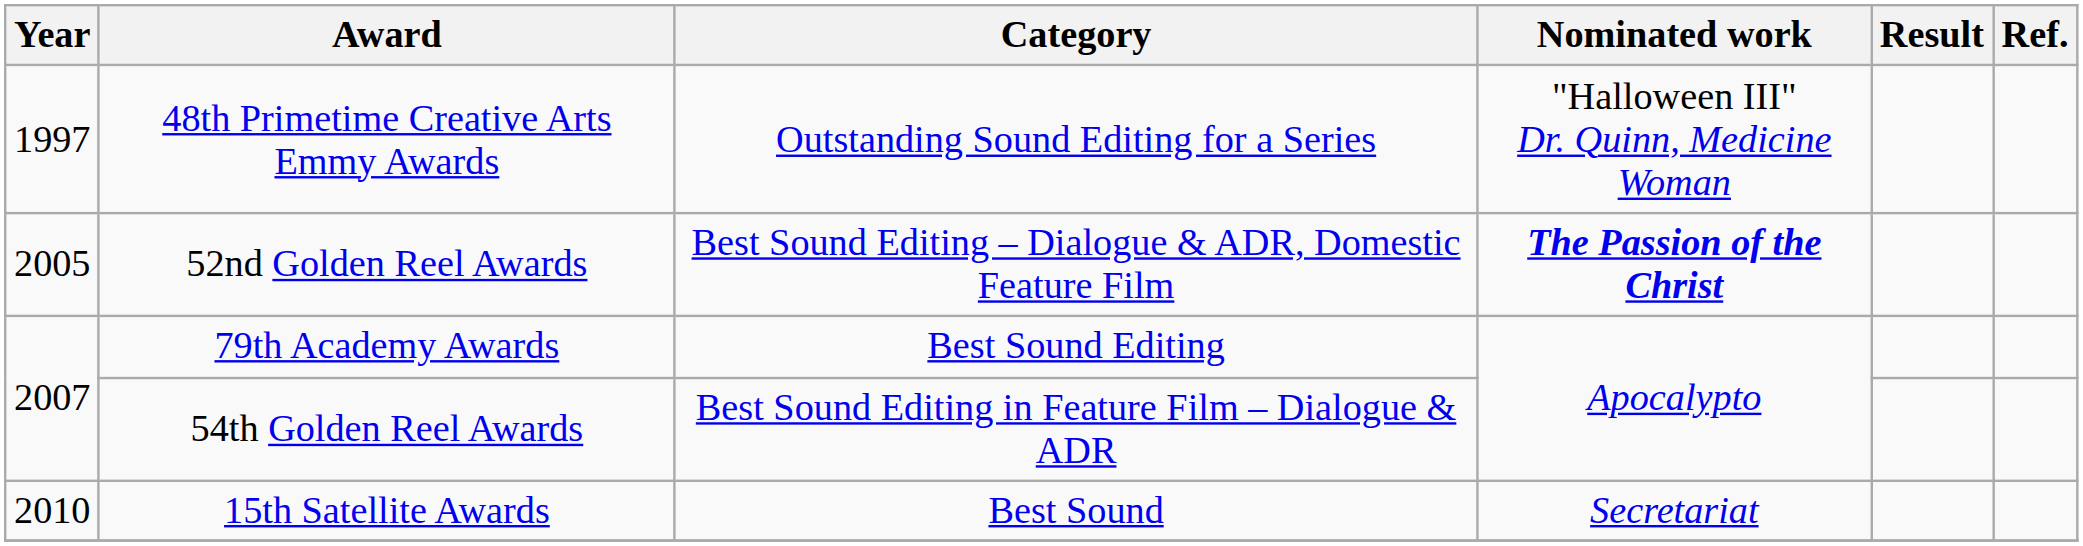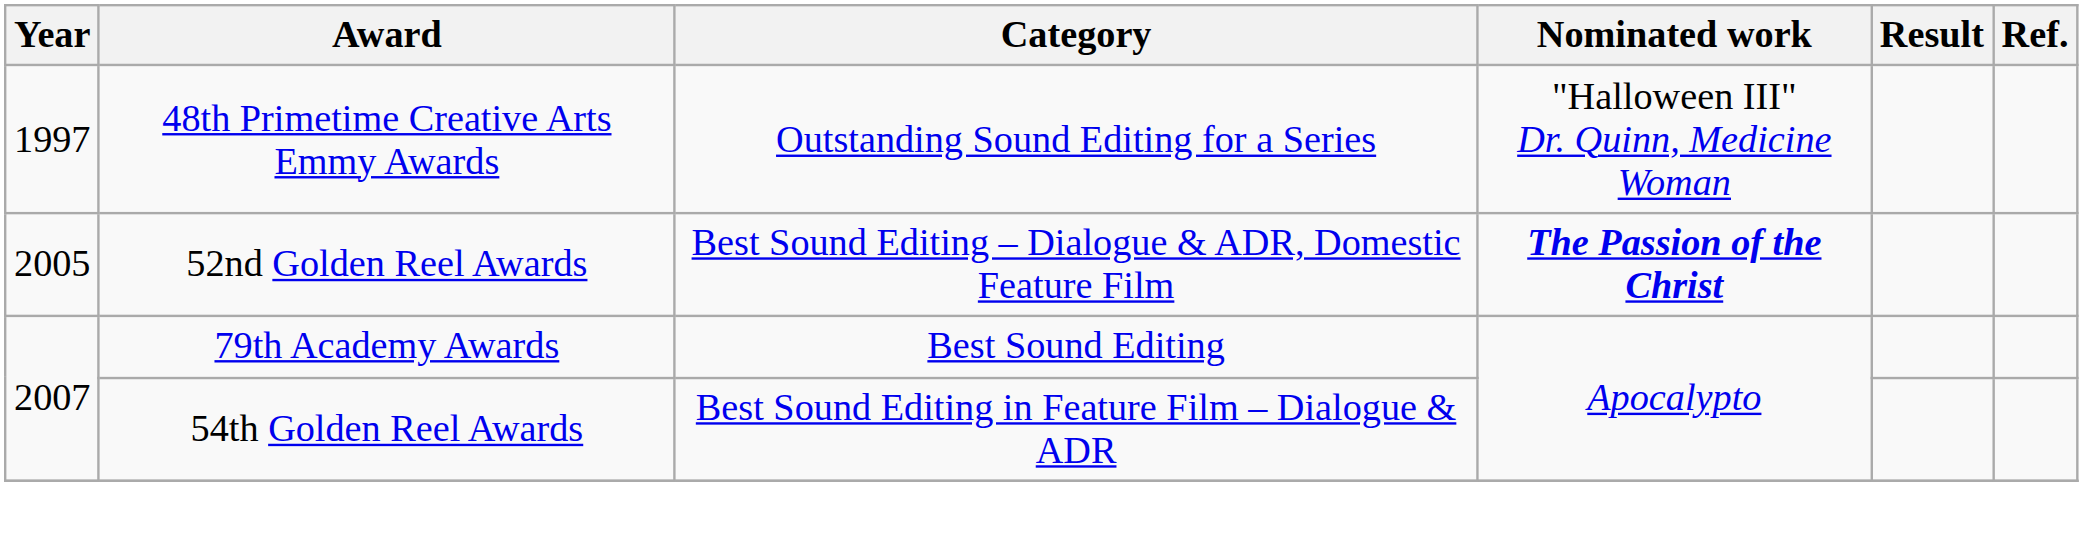- row: (387, 510)
